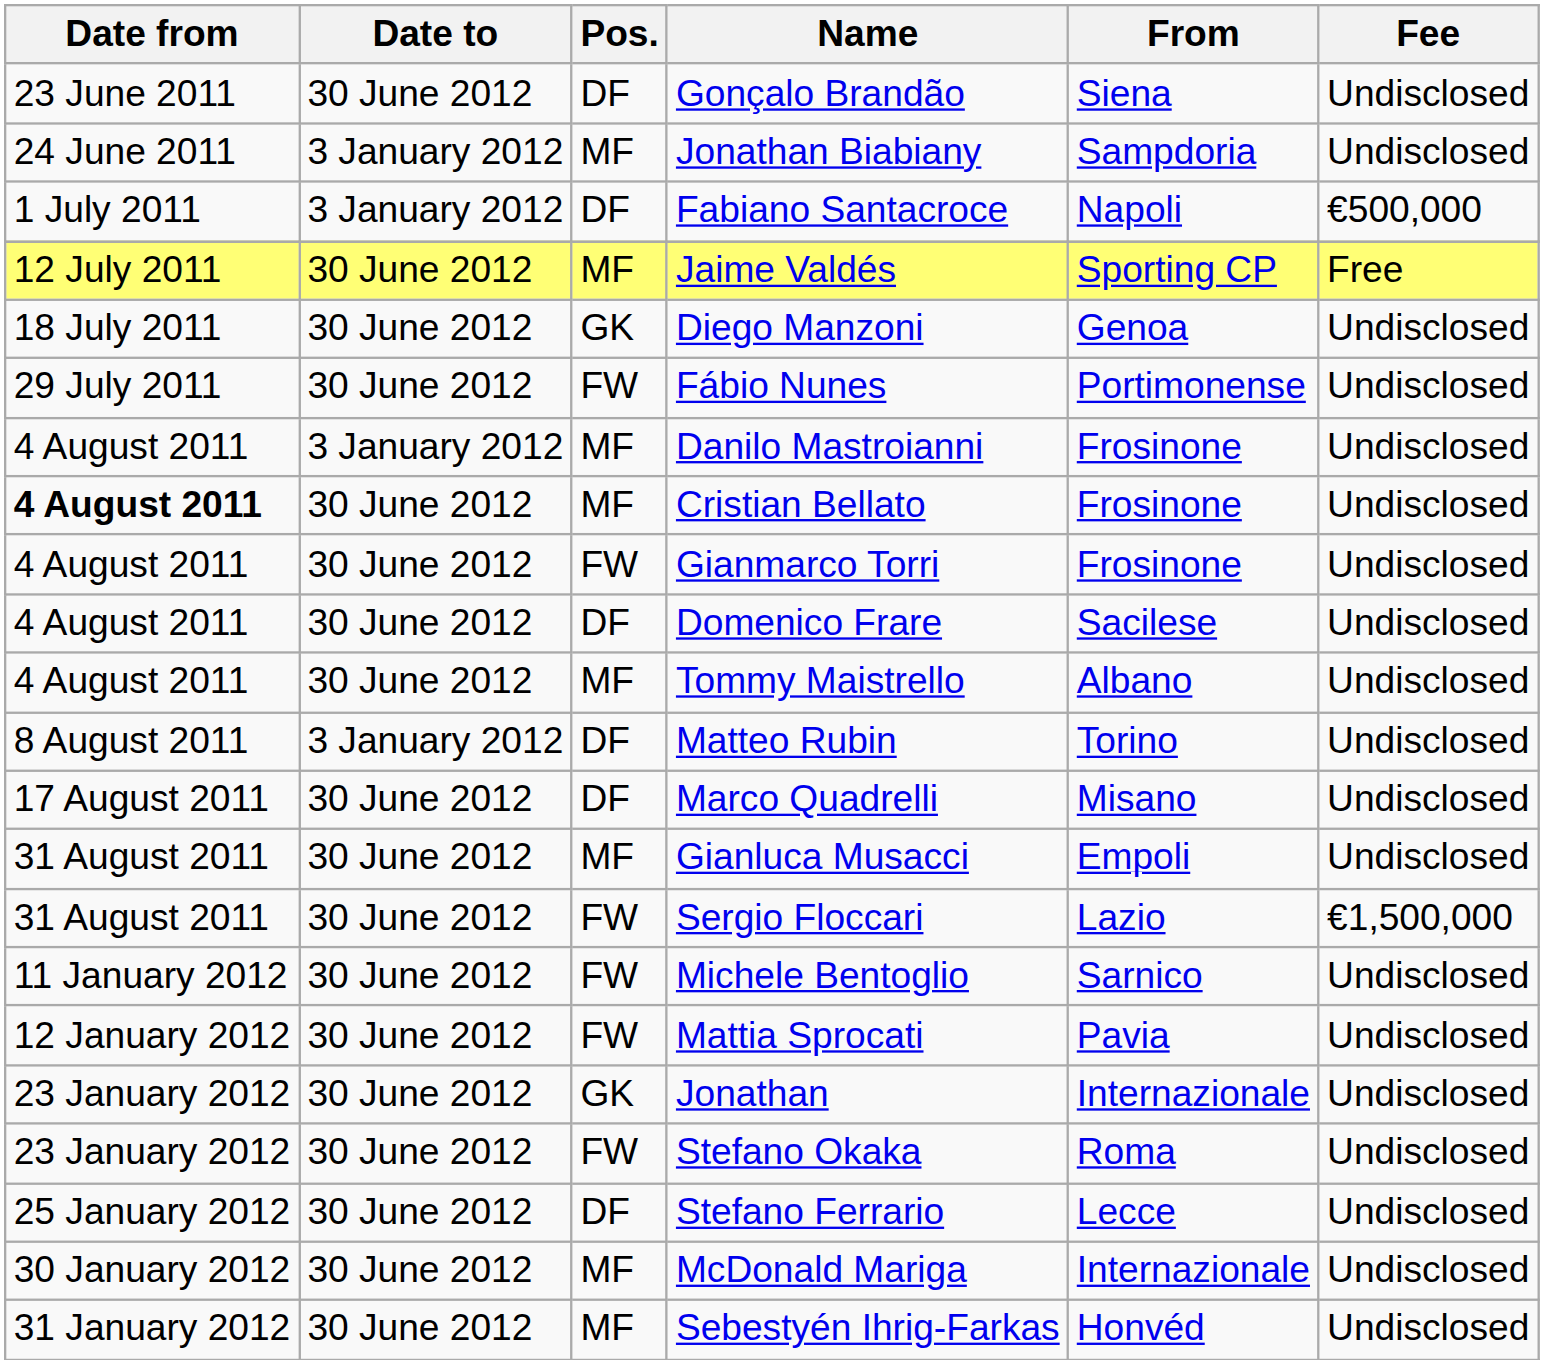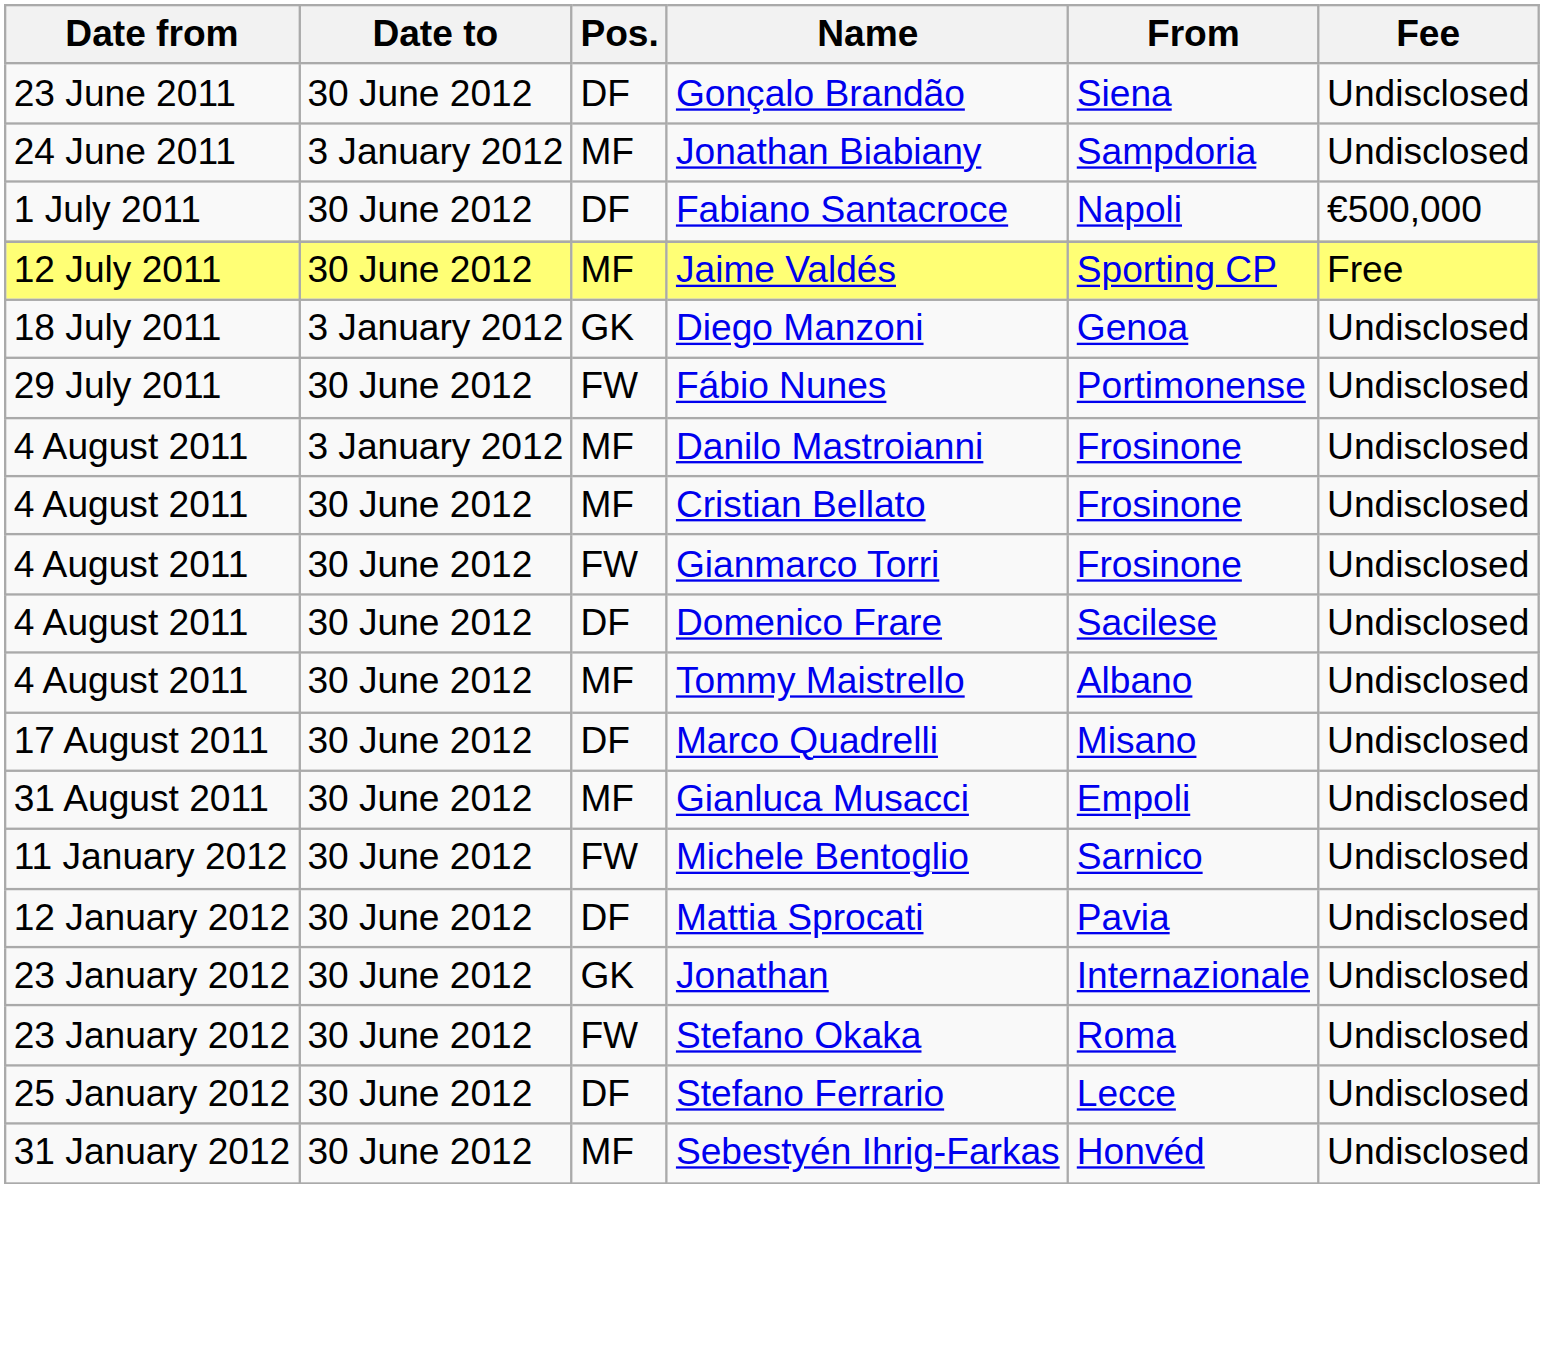(435, 210) 3 January 2012 -> (420, 210) 30 June 2012
(420, 328) 30 June 2012 -> (435, 328) 3 January 2012
(138, 504) bold -> (131, 504) normal
- row: (786, 740)
- row: (800, 916)
(609, 1034) FW -> (605, 916) DF
- row: (821, 1270)
